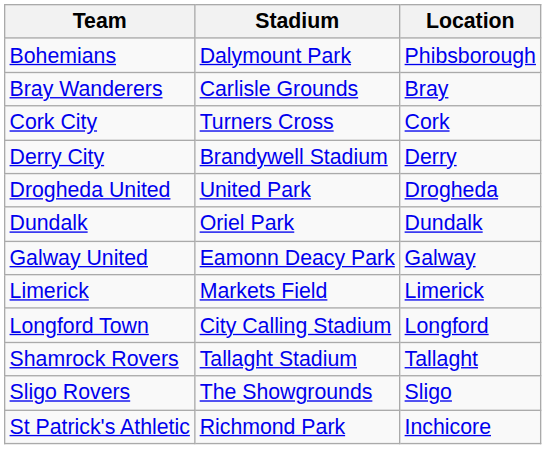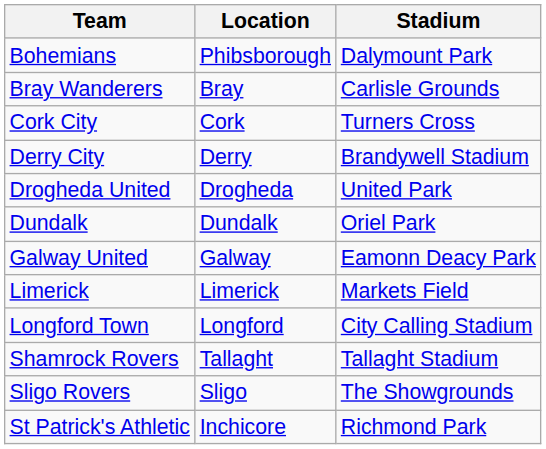columns swapped: (470, 21) <-> (297, 21)
